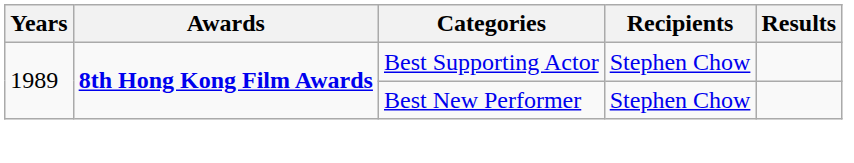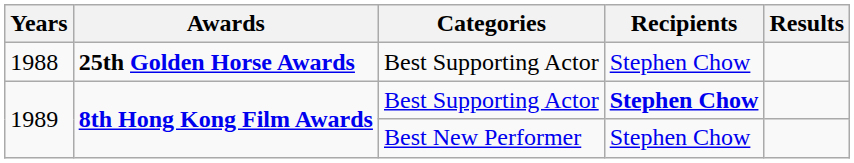+ row: (34, 61)
(680, 61) normal -> (684, 99) bold
